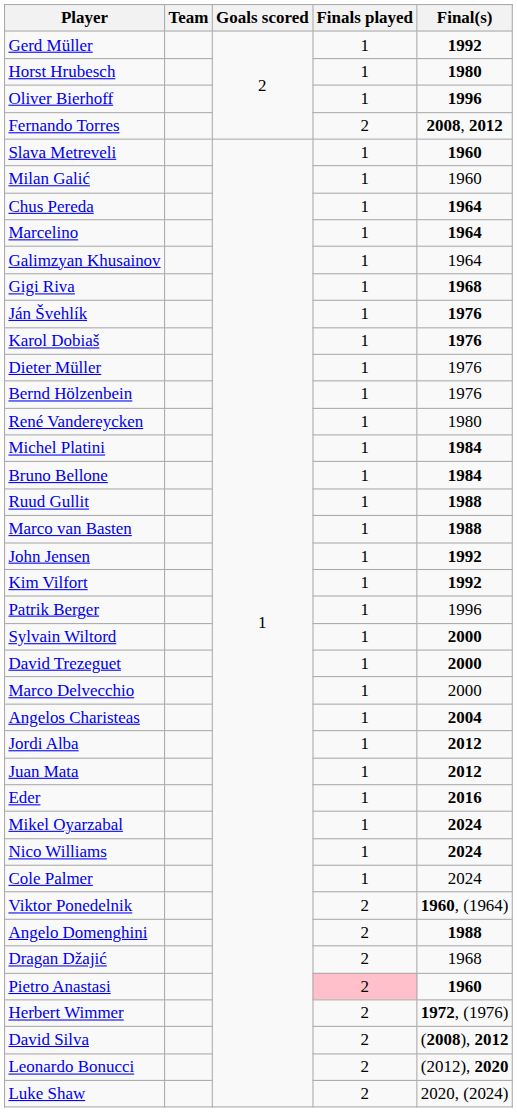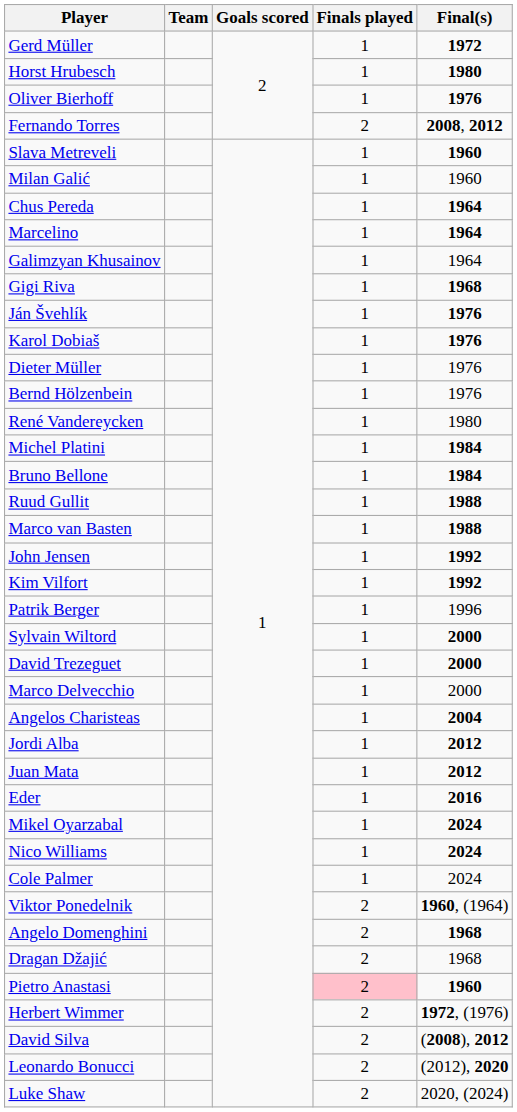(465, 44) 1992 -> (465, 44) 1972
(465, 98) 1996 -> (465, 98) 1976
(465, 932) 1988 -> (465, 932) 1968
